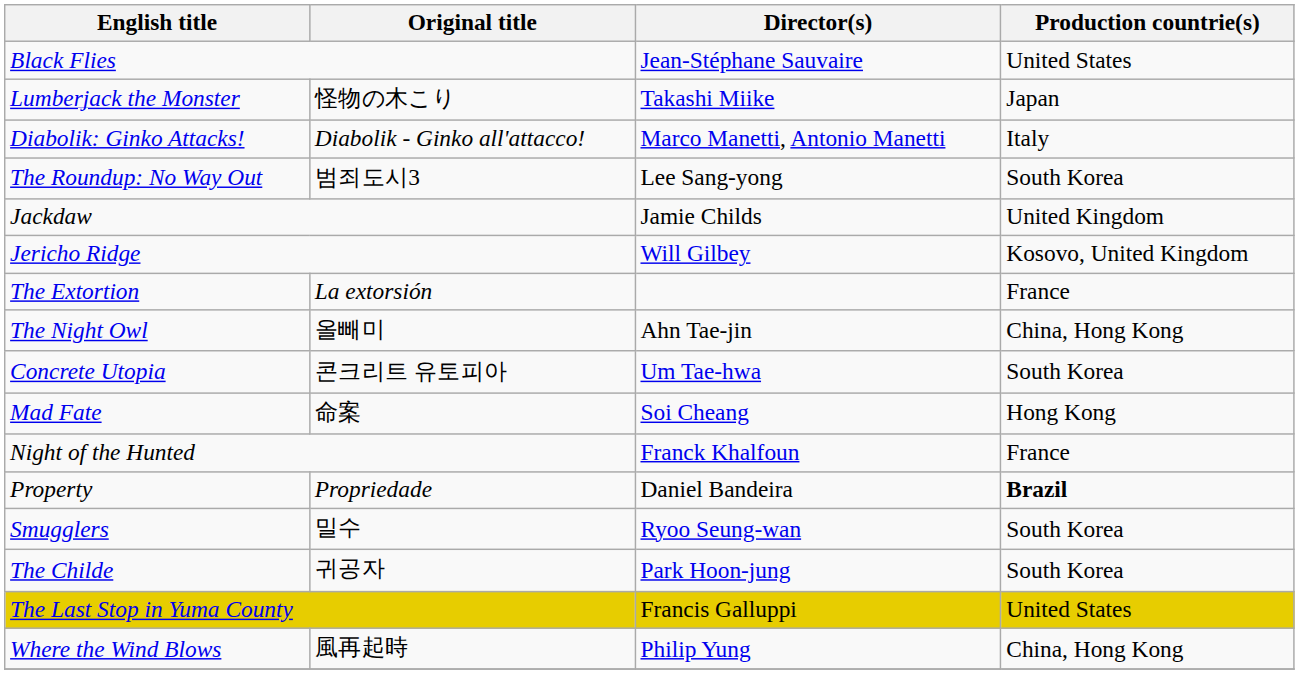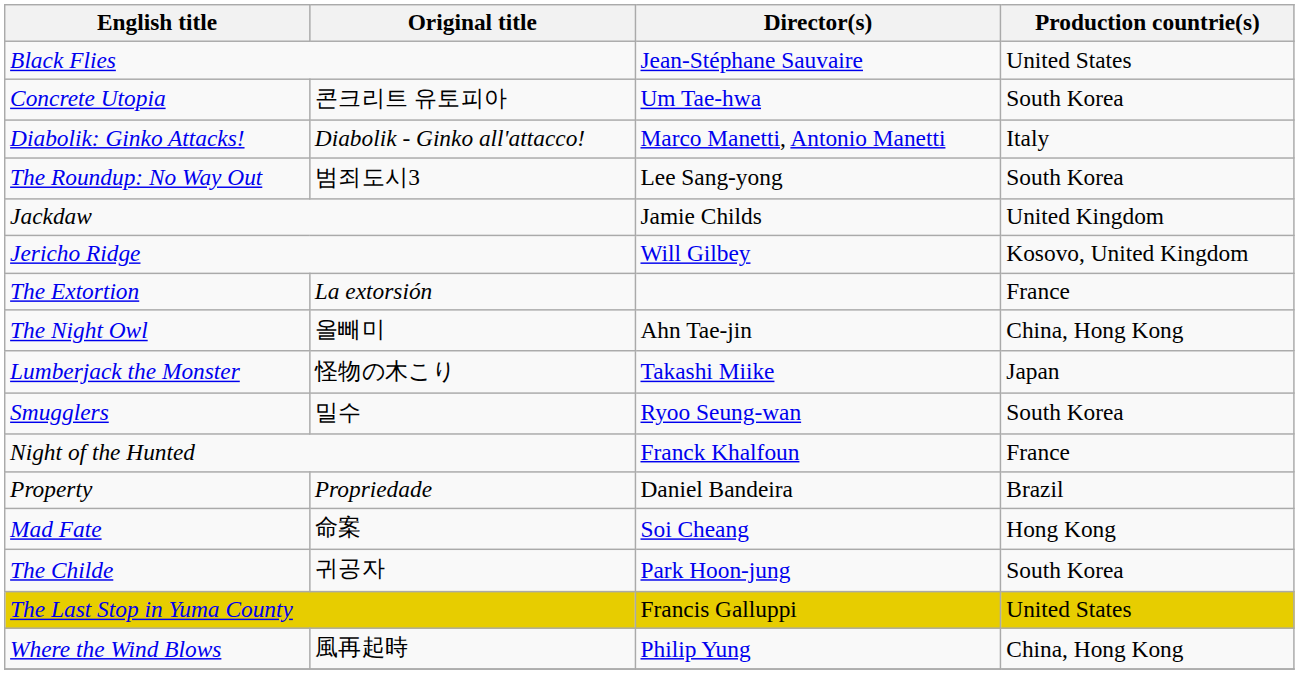rows swapped: (88, 371) <-> (125, 99)
rows swapped: (56, 413) <-> (59, 528)
(1037, 489) bold -> (1035, 489) normal
